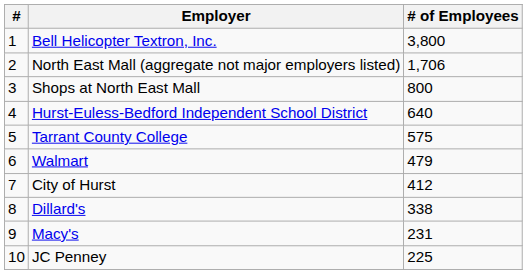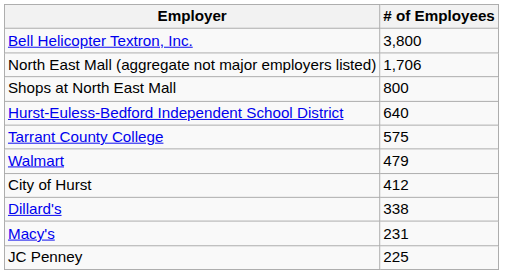- column: (16, 16)
